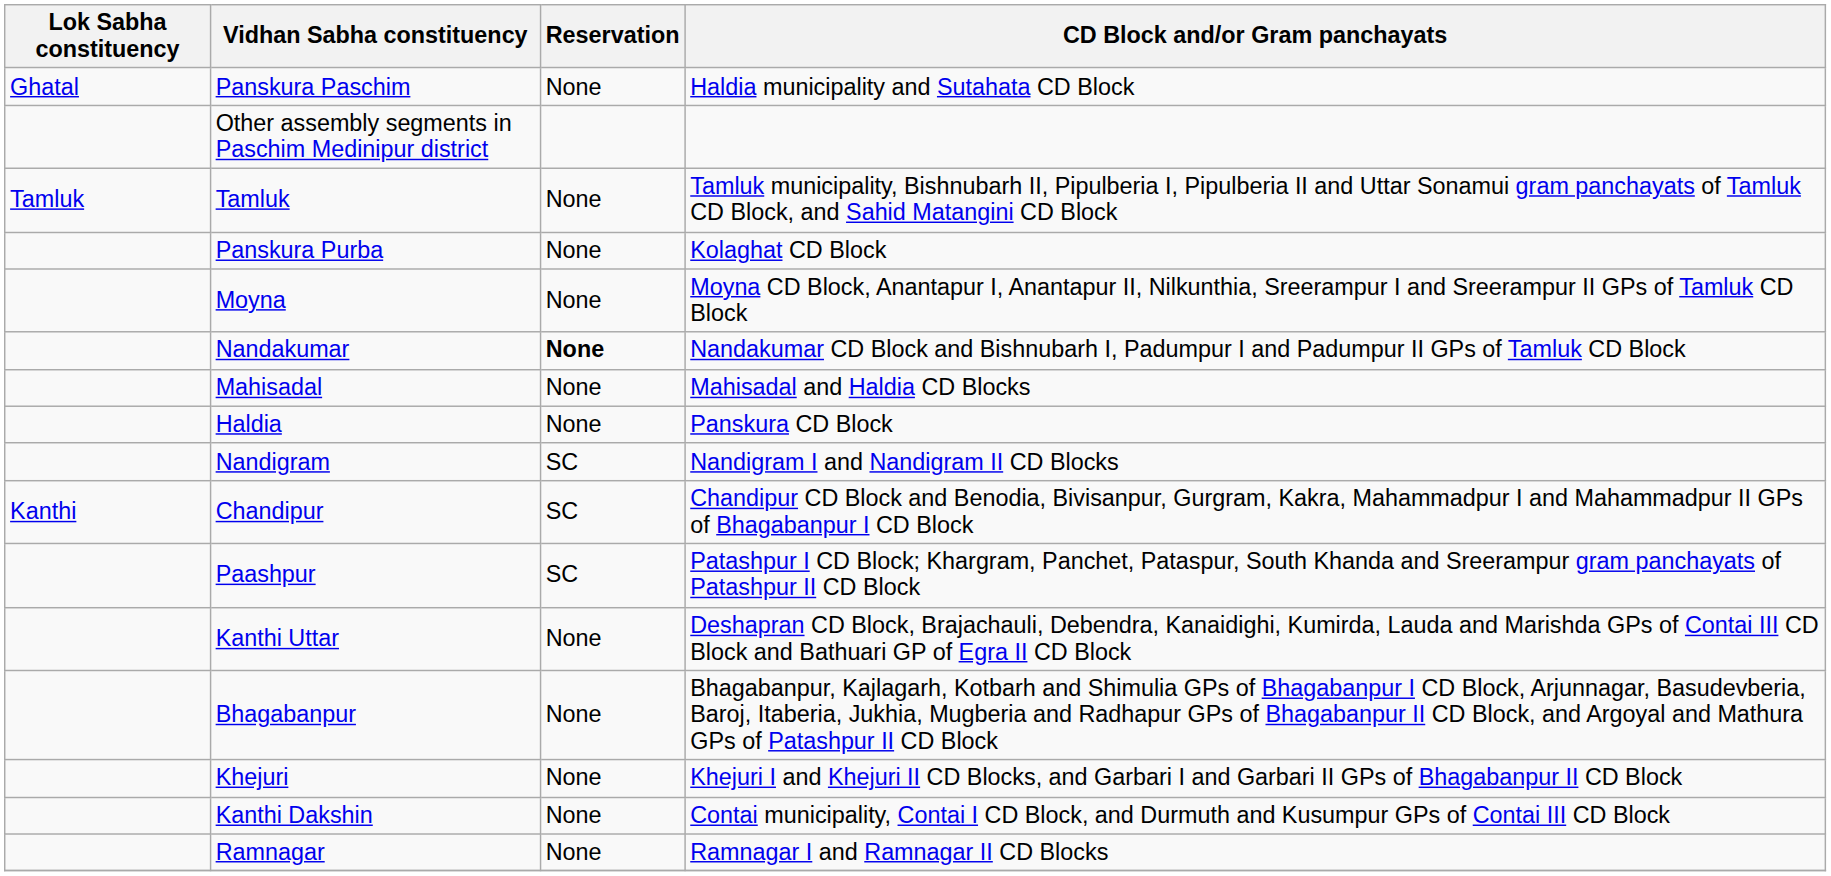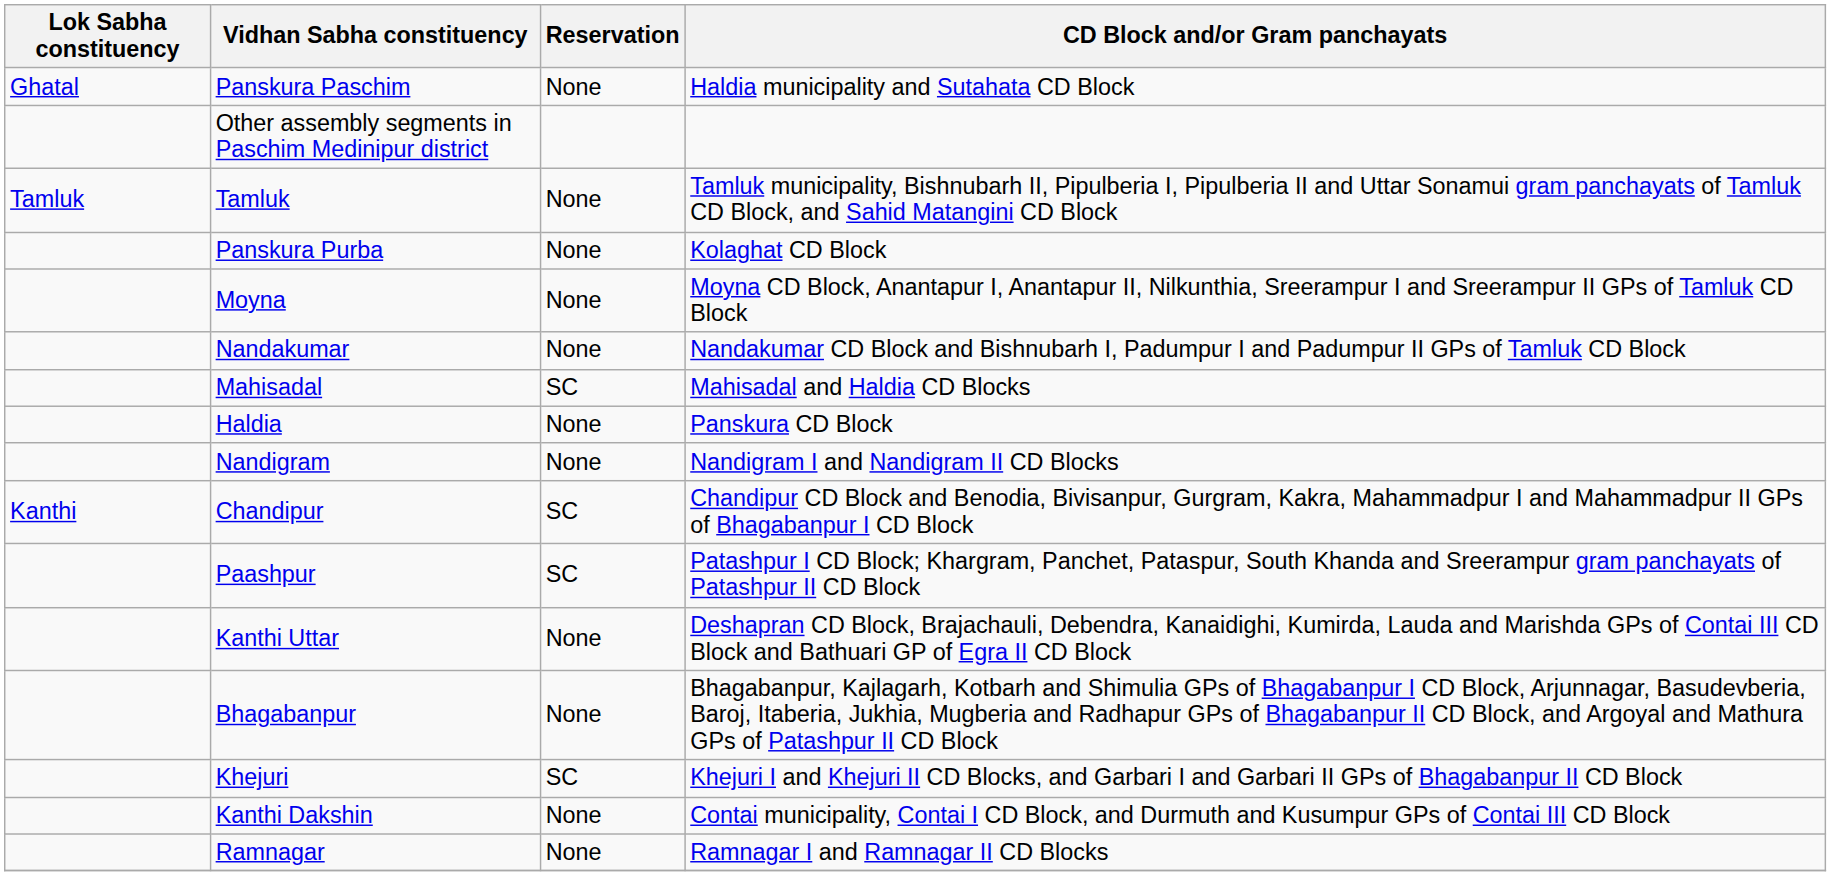(575, 350) bold -> (574, 350) normal
(574, 387) None -> (562, 387) SC
(562, 461) SC -> (574, 461) None
(574, 778) None -> (562, 778) SC
